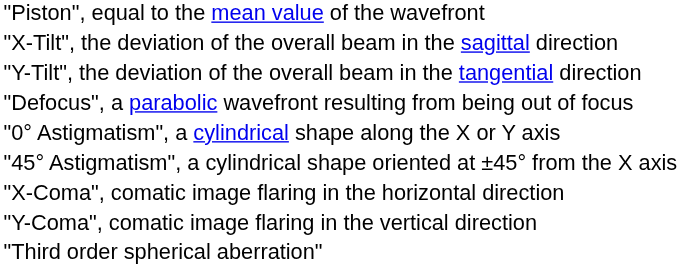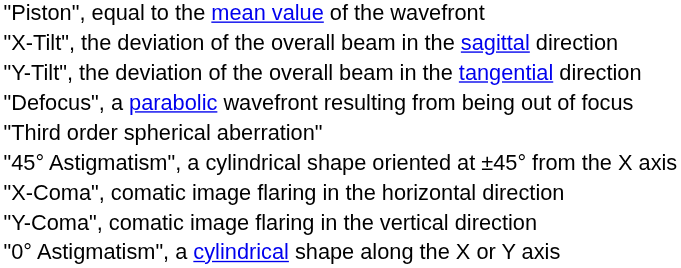rows swapped: (282, 132) <-> (163, 252)
